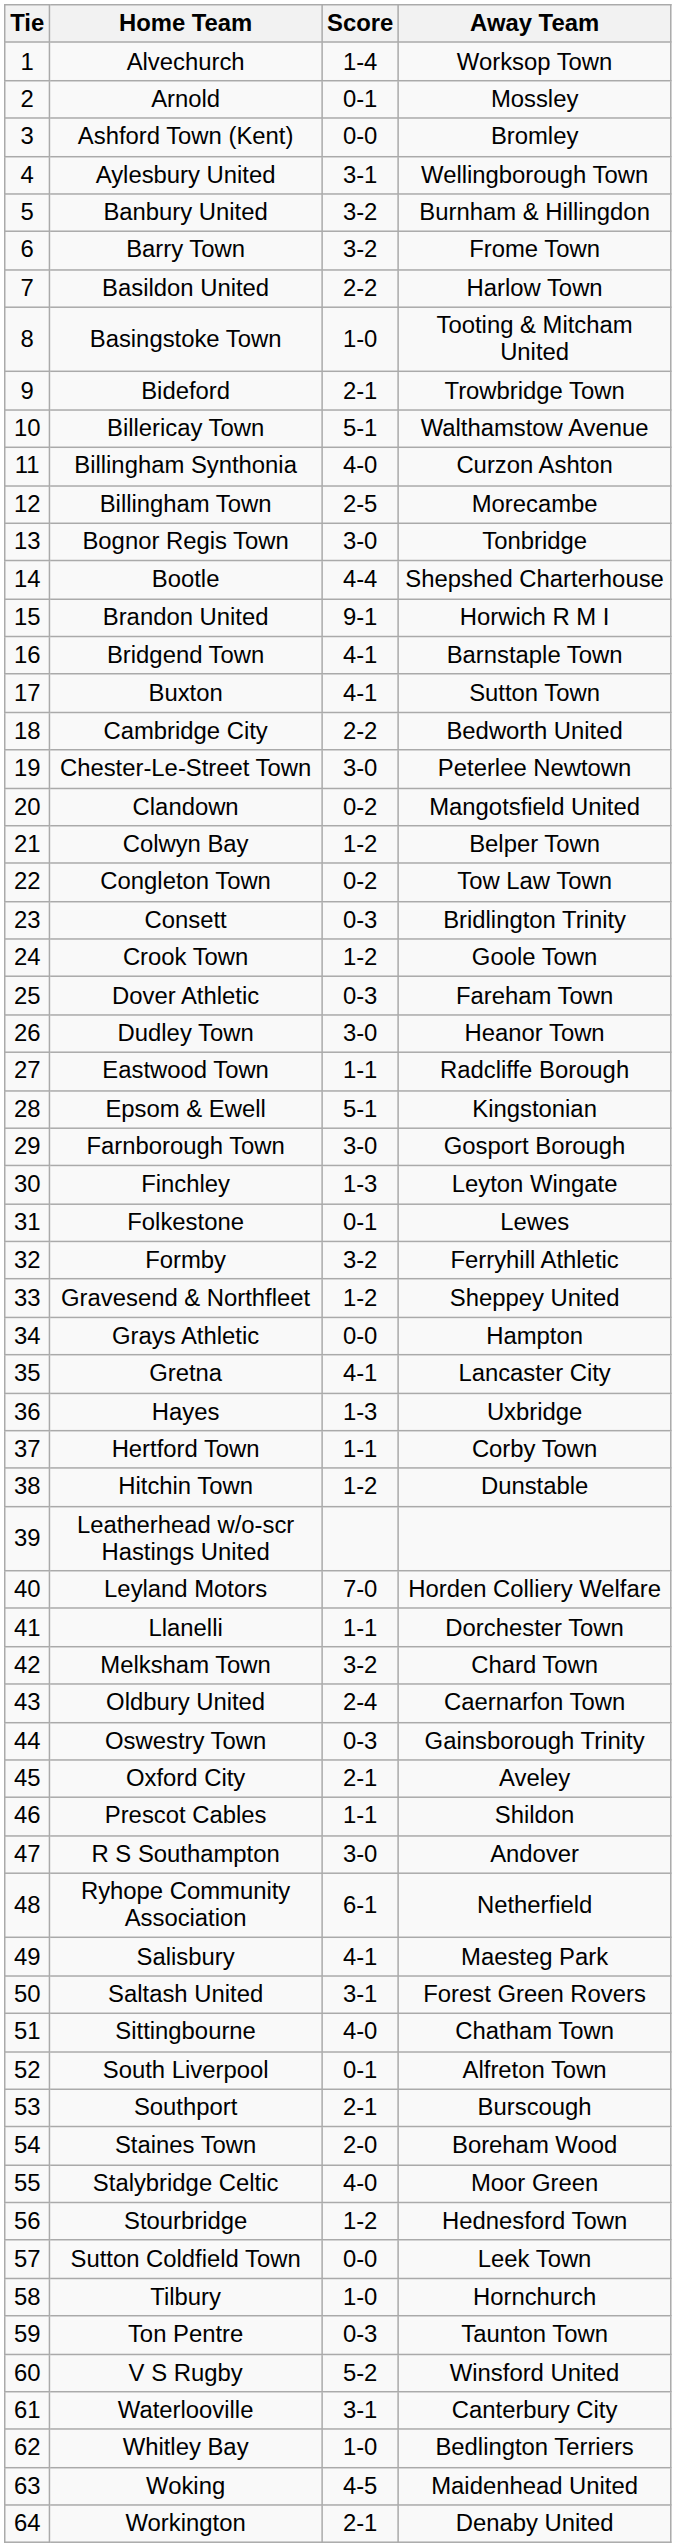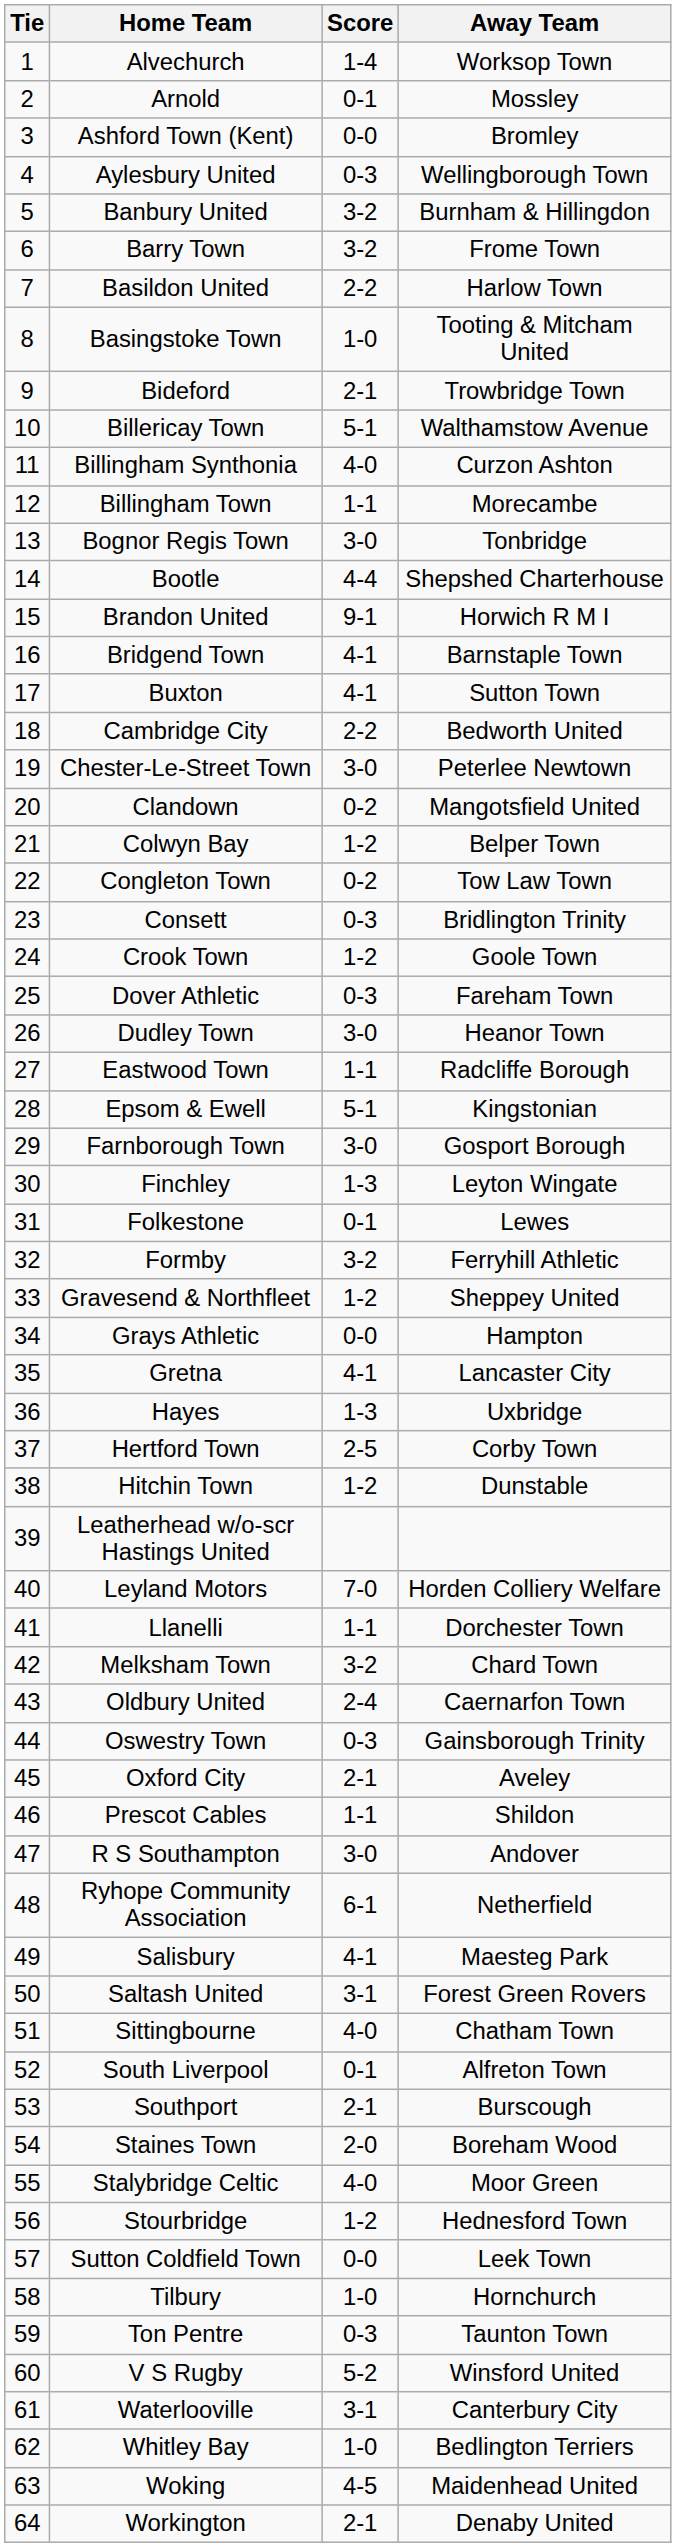(360, 174) 3-1 -> (360, 174) 0-3
(360, 503) 2-5 -> (360, 503) 1-1
(360, 1449) 1-1 -> (360, 1449) 2-5
